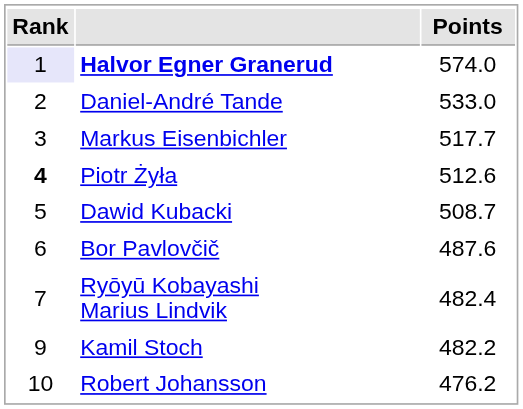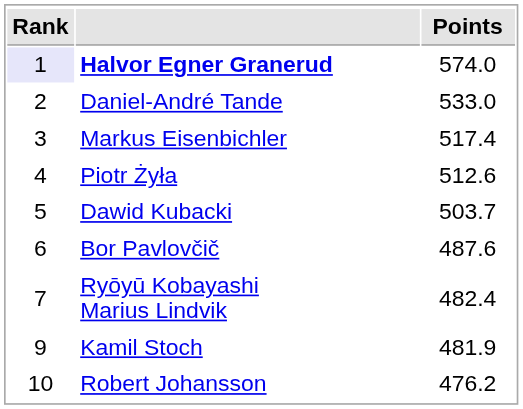(468, 138) 517.7 -> (468, 138) 517.4
(40, 175) bold -> (40, 175) normal
(468, 212) 508.7 -> (468, 212) 503.7
(468, 347) 482.2 -> (468, 347) 481.9
